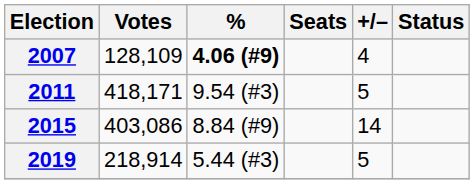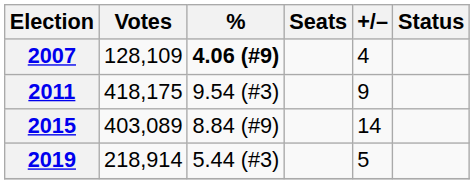(143, 91) 418,171 -> (143, 91) 418,175
(363, 91) 5 -> (363, 91) 9
(143, 125) 403,086 -> (143, 125) 403,089
